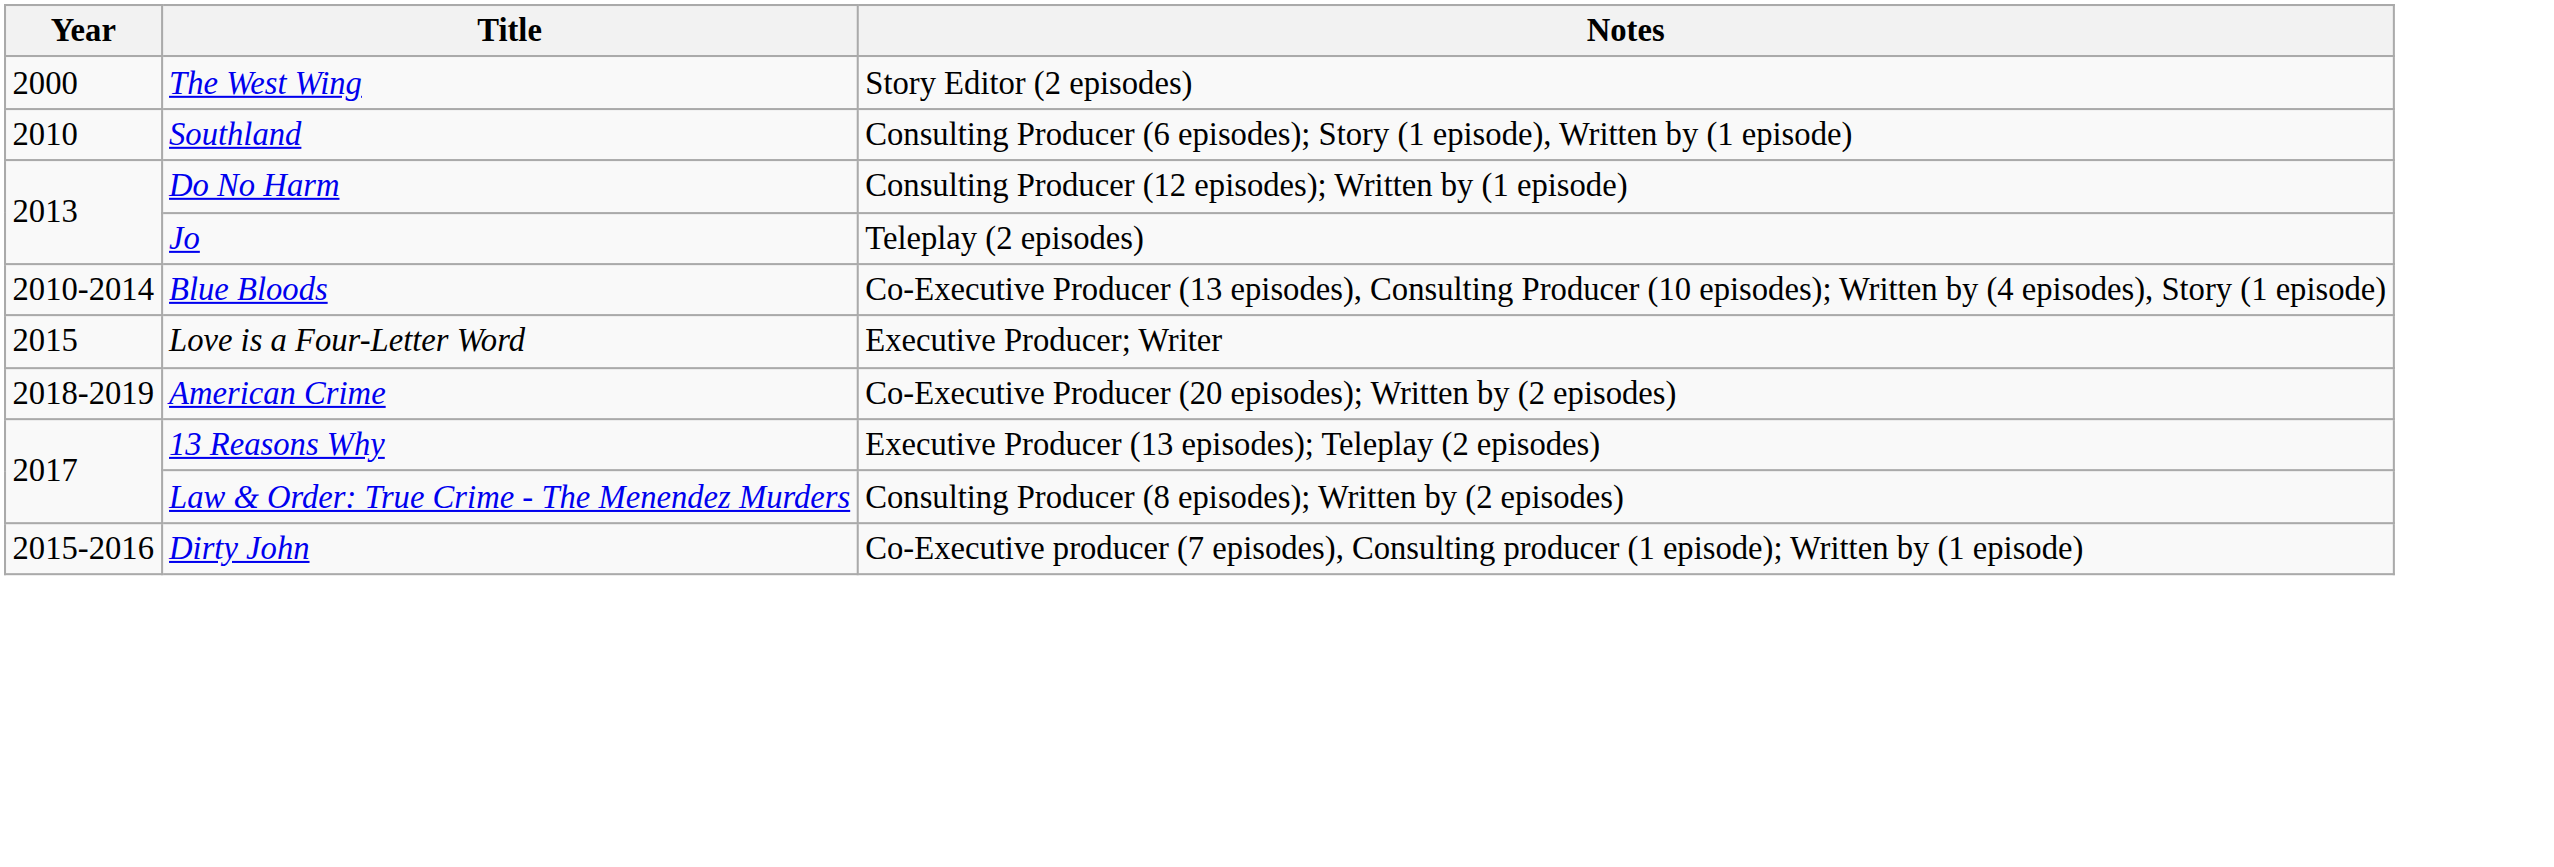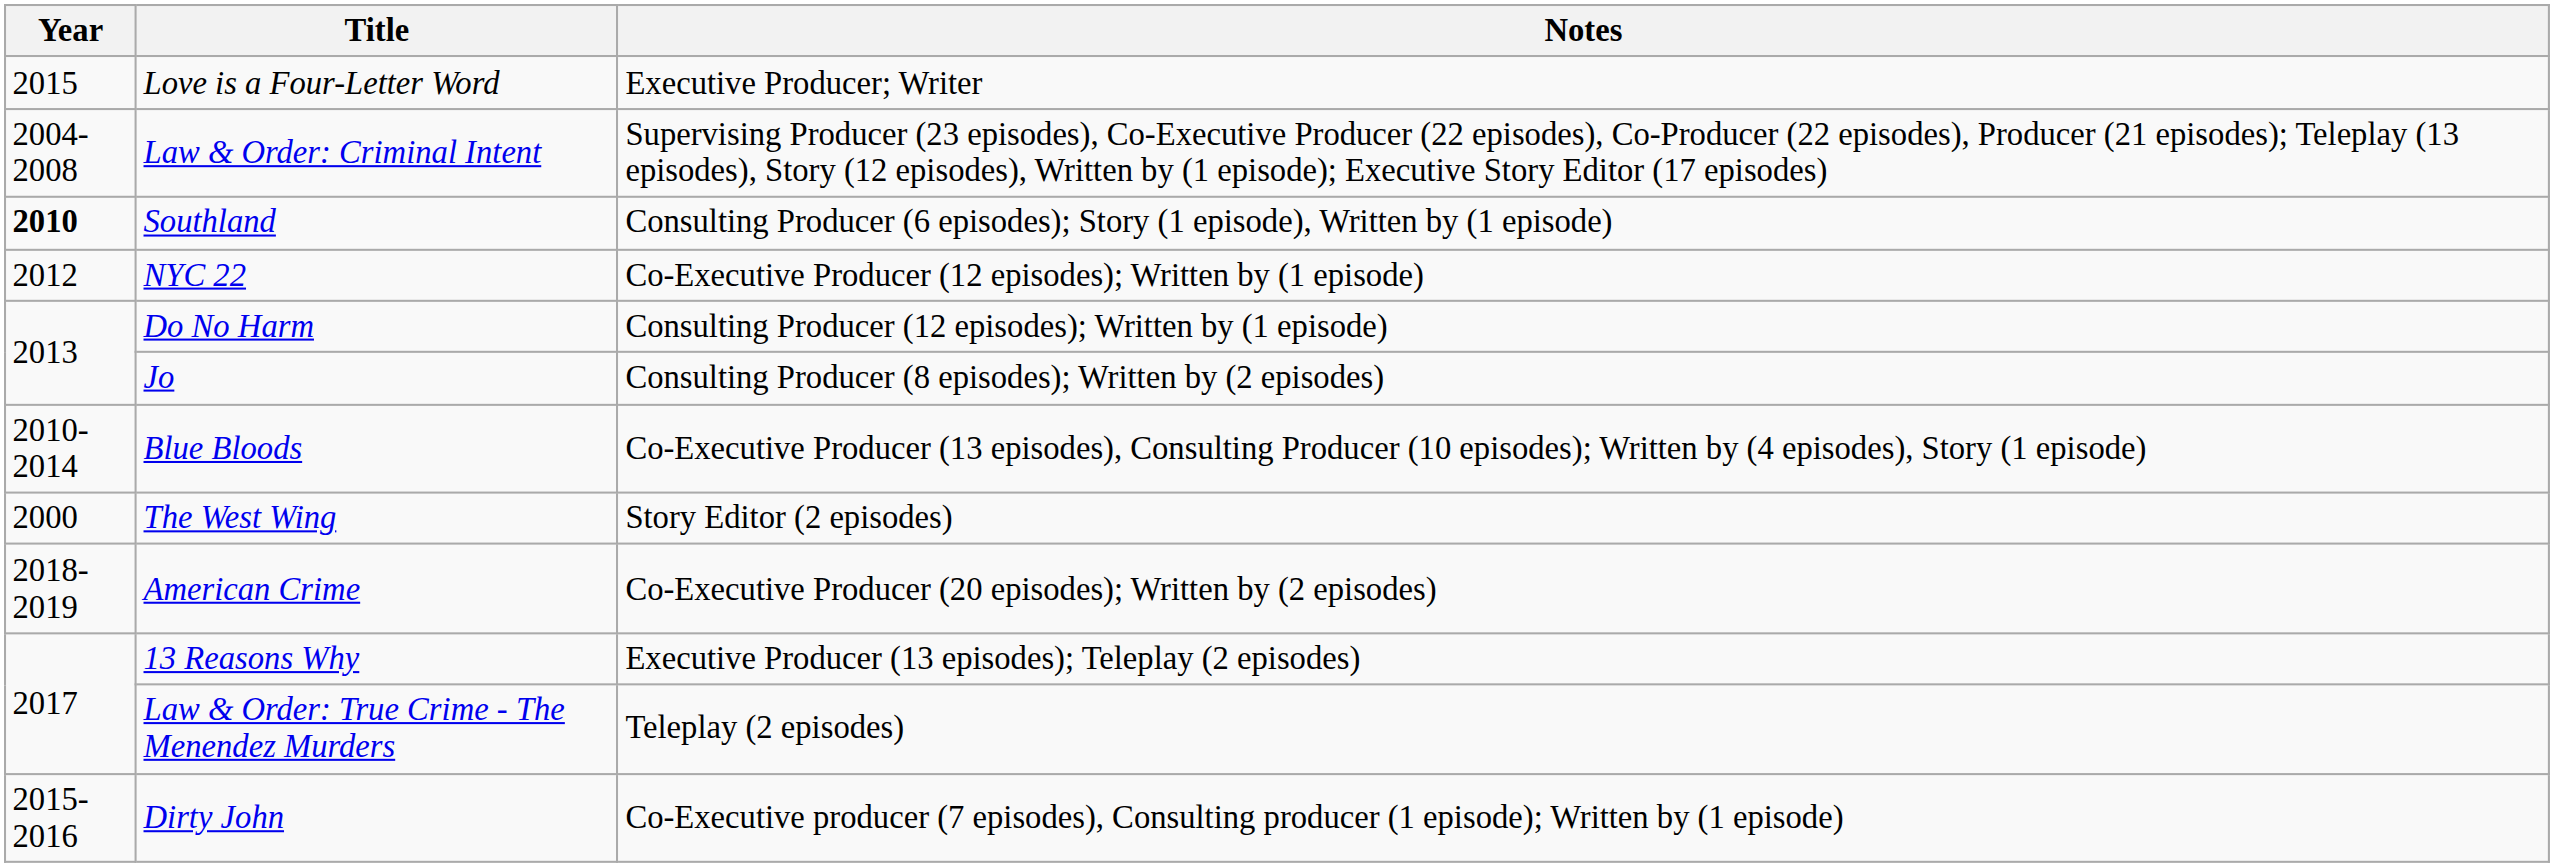rows swapped: (265, 82) <-> (347, 340)
+ row: (342, 152)
(45, 133) normal -> (45, 222) bold
+ row: (195, 274)
(1005, 237) Teleplay (2 episodes) -> (1005, 377) Consulting Producer (8 episodes); Written by (2 episodes)
(1245, 496) Consulting Producer (8 episodes); Written by (2 episodes) -> (765, 728) Teleplay (2 episodes)
